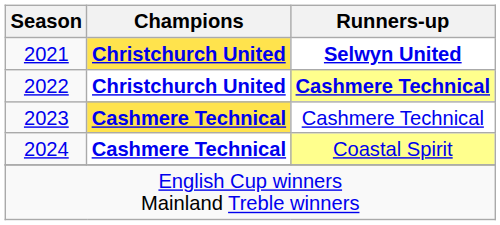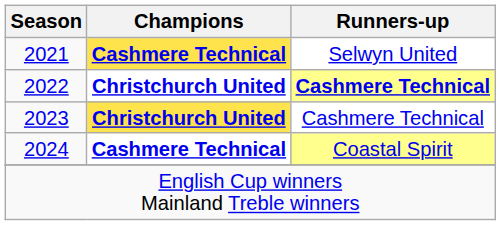(189, 54) Christchurch United -> (189, 54) Cashmere Technical
(393, 54) bold -> (393, 54) normal
(189, 117) Cashmere Technical -> (189, 117) Christchurch United
